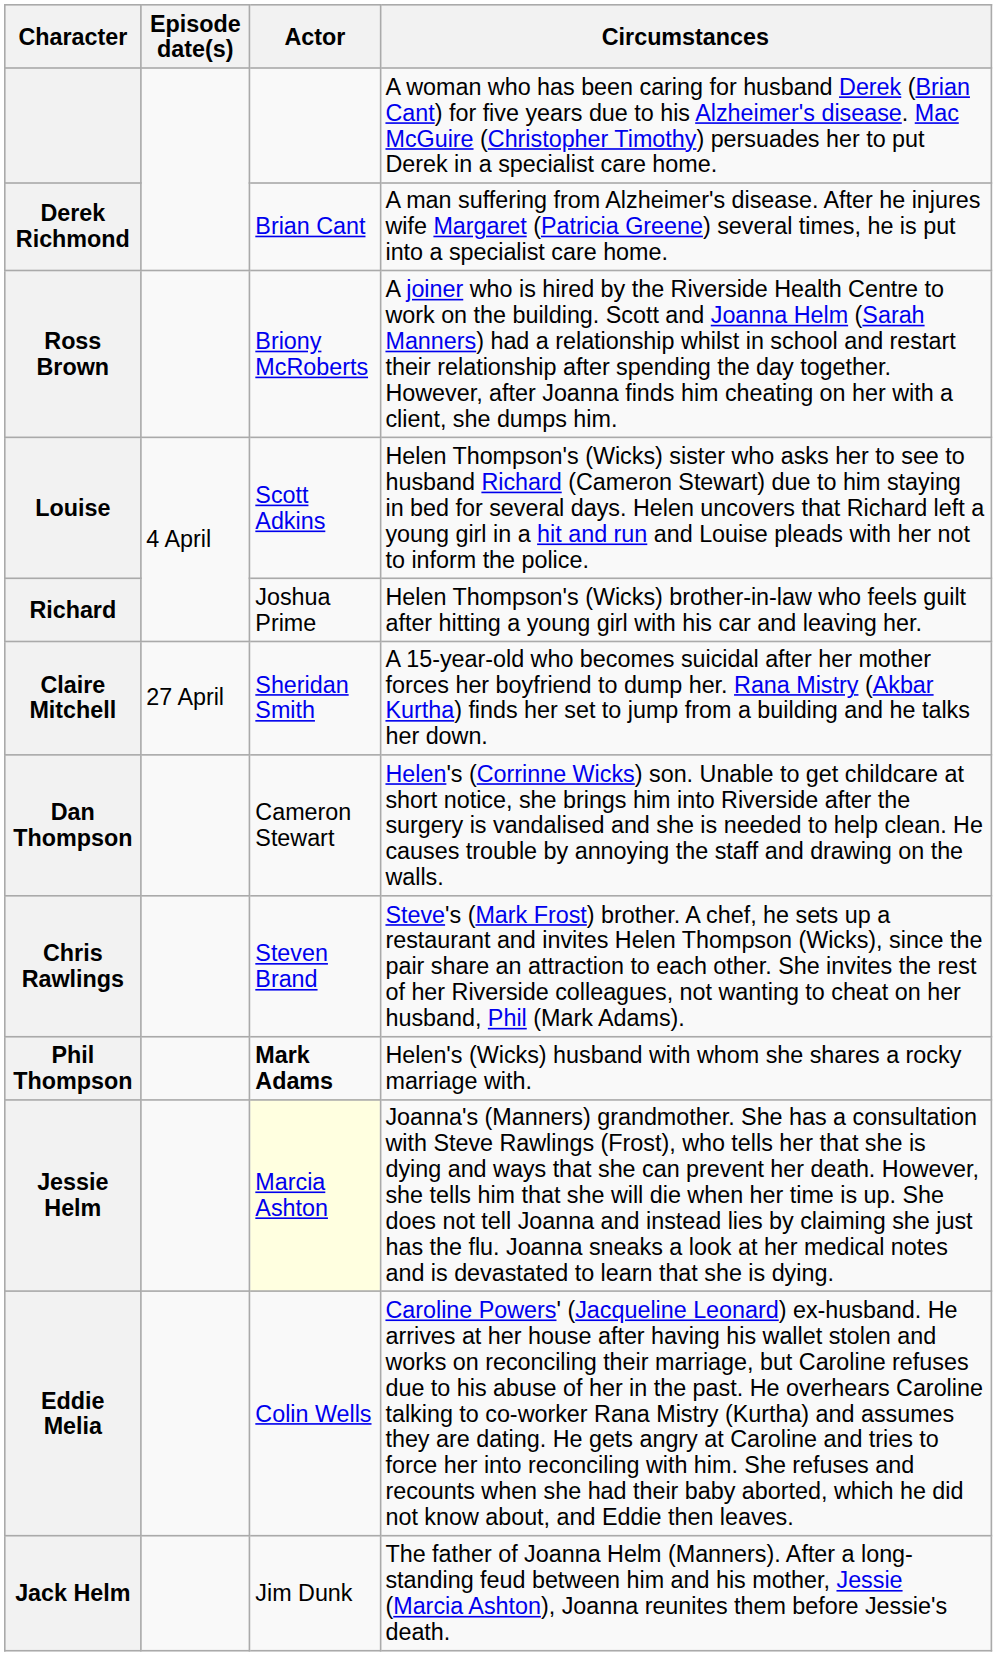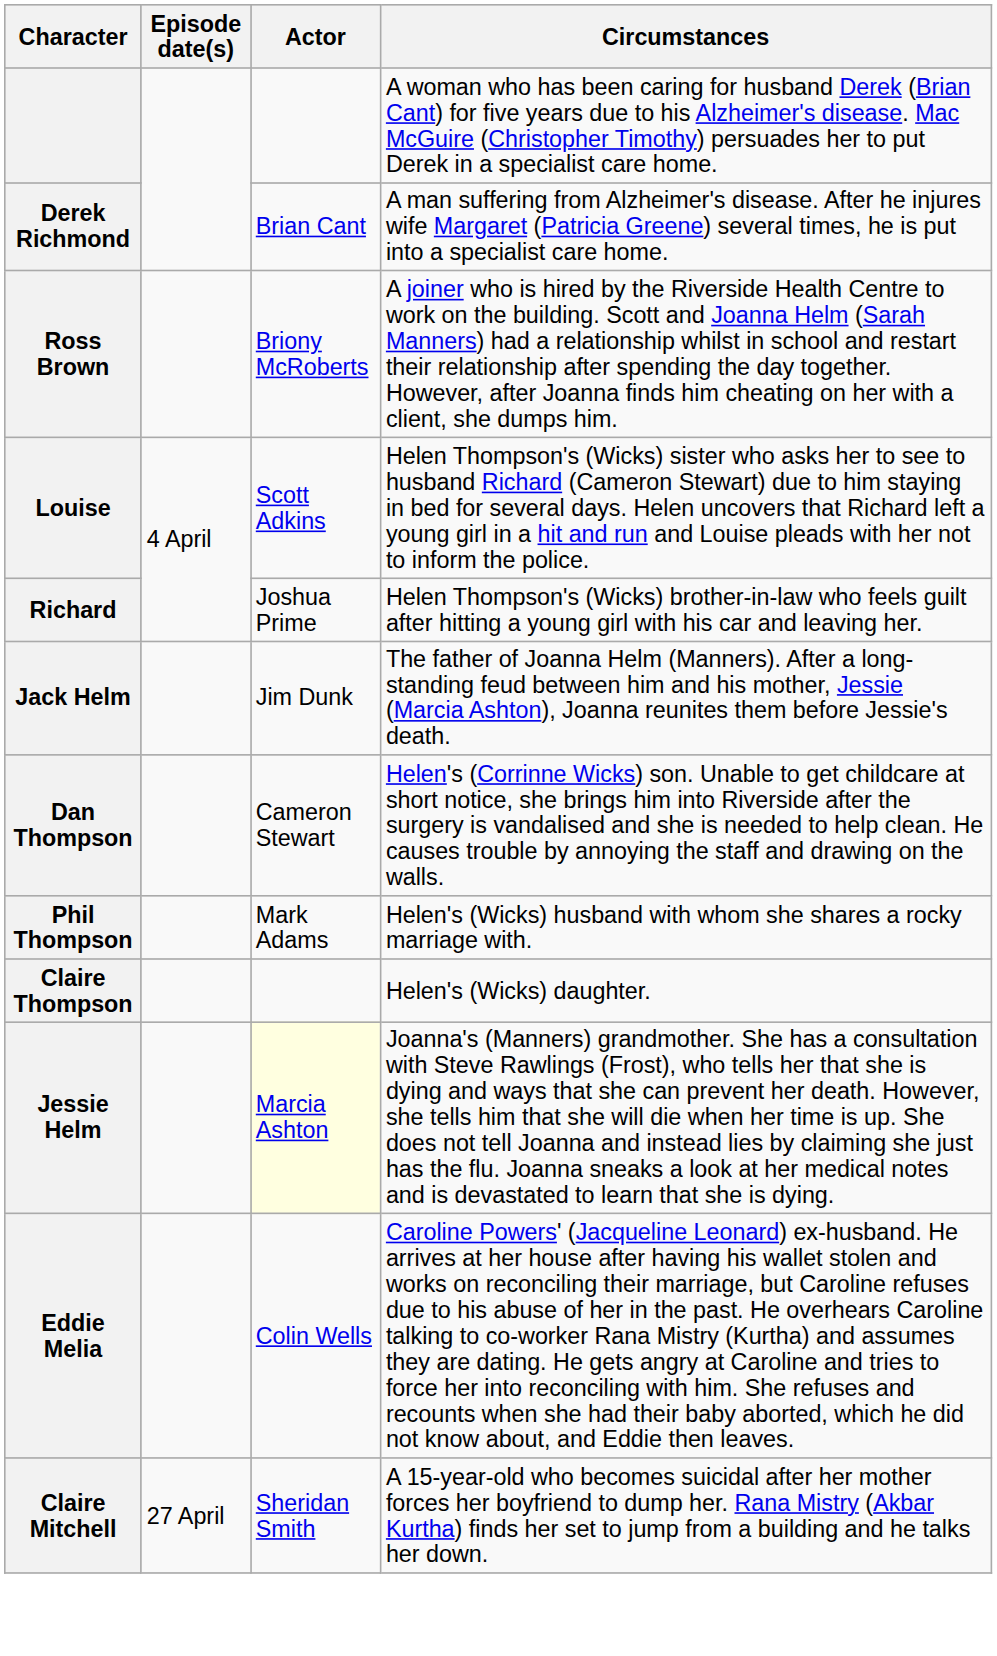rows swapped: (73, 698) <-> (73, 1593)
- row: (73, 966)
(294, 1068) bold -> (292, 928) normal
+ row: (73, 990)
